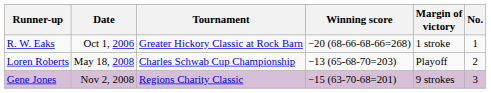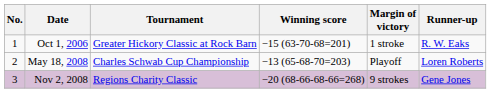columns swapped: (475, 19) <-> (38, 19)
(359, 44) −20 (68-66-68-66=268) -> (306, 44) −15 (63-70-68=201)
(352, 79) −15 (63-70-68=201) -> (313, 79) −20 (68-66-68-66=268)
